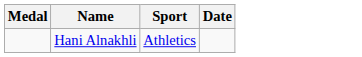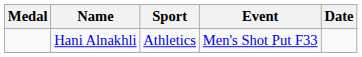+ column: (260, 16)
